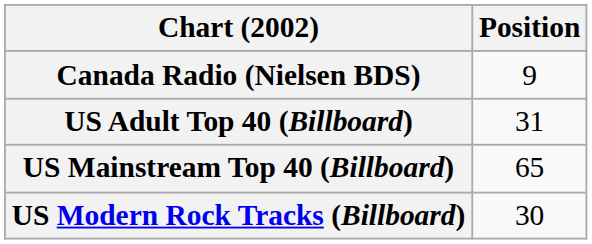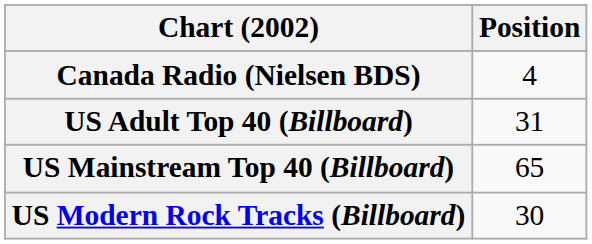(530, 74) 9 -> (530, 74) 4
